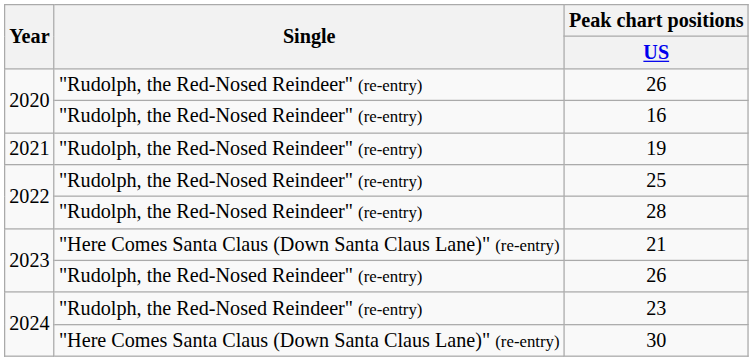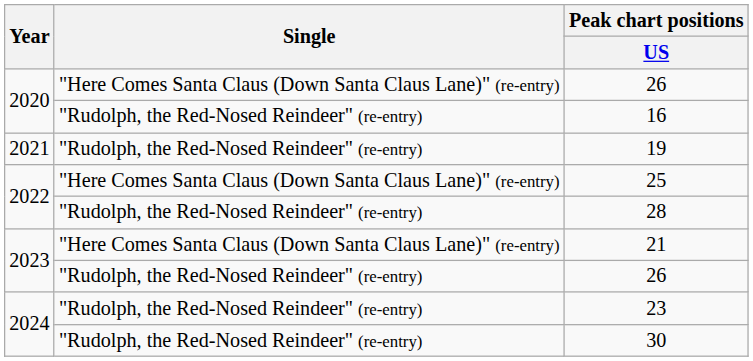(241, 84) "Rudolph, the Red-Nosed Reindeer" (re-entry) -> (309, 84) "Here Comes Santa Claus (Down Santa Claus Lane)" (re-entry)
(241, 180) "Rudolph, the Red-Nosed Reindeer" (re-entry) -> (309, 180) "Here Comes Santa Claus (Down Santa Claus Lane)" (re-entry)
(309, 340) "Here Comes Santa Claus (Down Santa Claus Lane)" (re-entry) -> (241, 340) "Rudolph, the Red-Nosed Reindeer" (re-entry)
